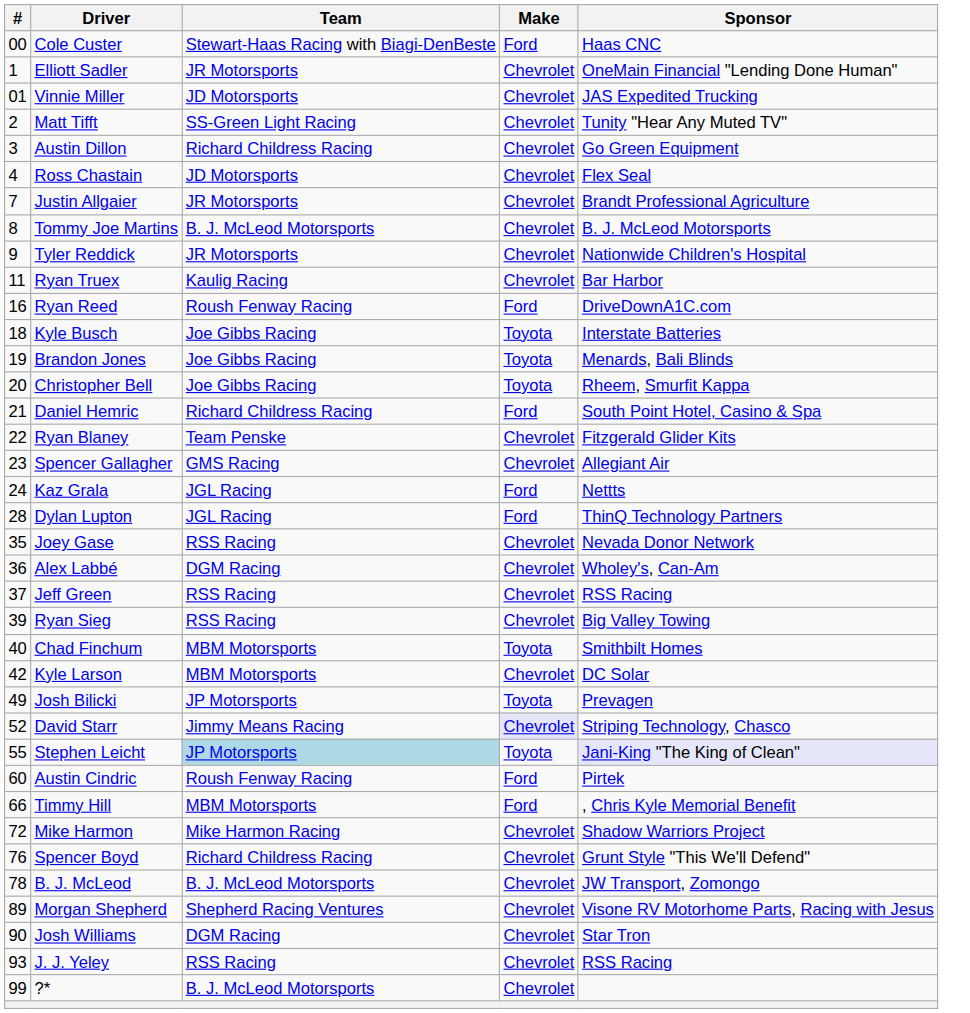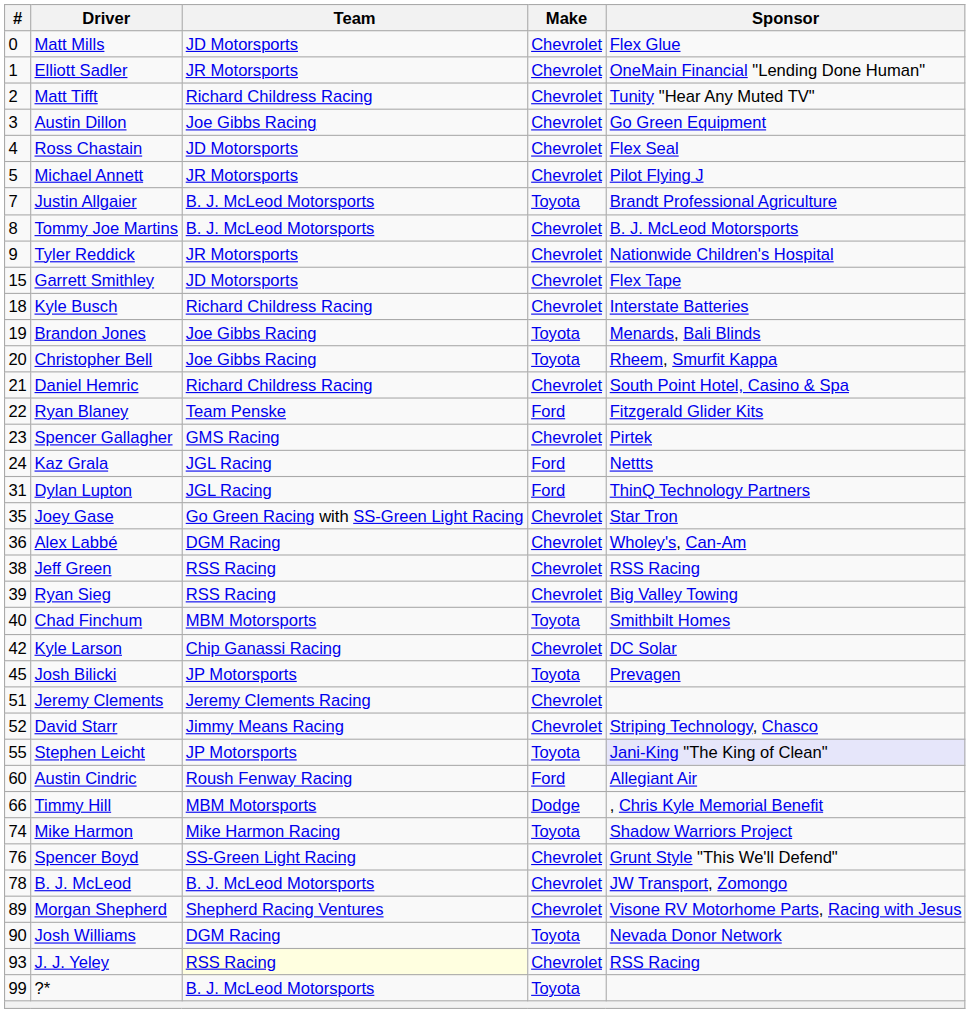+ row: (69, 44)
- row: (78, 44)
- row: (79, 97)
(271, 123) SS-Green Light Racing -> (279, 97) Richard Childress Racing
(279, 149) Richard Childress Racing -> (251, 123) Joe Gibbs Racing
+ row: (89, 175)
(242, 201) JR Motorsports -> (280, 201) B. J. McLeod Motorsports
(539, 201) Chevrolet -> (556, 201) Toyota
- row: (77, 280)
+ row: (94, 280)
- row: (76, 306)
(251, 333) Joe Gibbs Racing -> (279, 306) Richard Childress Racing
(528, 333) Toyota -> (567, 306) Chevrolet
(521, 411) Ford -> (567, 385) Chevrolet
(539, 437) Chevrolet -> (548, 411) Ford
(626, 464) Allegiant Air -> (631, 437) Pirtek
(18, 516) 28 -> (18, 490) 31
(231, 542) RSS Racing -> (355, 516) Go Green Racing with SS-Green Light Racing
(668, 542) Nevada Donor Network -> (644, 516) Star Tron
(18, 595) 37 -> (18, 569) 38
(251, 674) MBM Motorsports -> (263, 647) Chip Ganassi Racing
(18, 700) 49 -> (18, 674) 45
+ row: (99, 700)
(539, 726) lavender background -> (567, 726) no background
(241, 752) lightblue background -> (241, 752) no background
(603, 778) Pirtek -> (653, 778) Allegiant Air
(521, 805) Ford -> (556, 805) Dodge
(18, 831) 72 -> (18, 831) 74
(539, 831) Chevrolet -> (556, 831) Toyota
(279, 857) Richard Childress Racing -> (271, 857) SS-Green Light Racing
(539, 936) Chevrolet -> (556, 936) Toyota
(616, 936) Star Tron -> (696, 936) Nevada Donor Network
(231, 962) no background -> (231, 962) lightyellow background
(539, 988) Chevrolet -> (556, 988) Toyota
